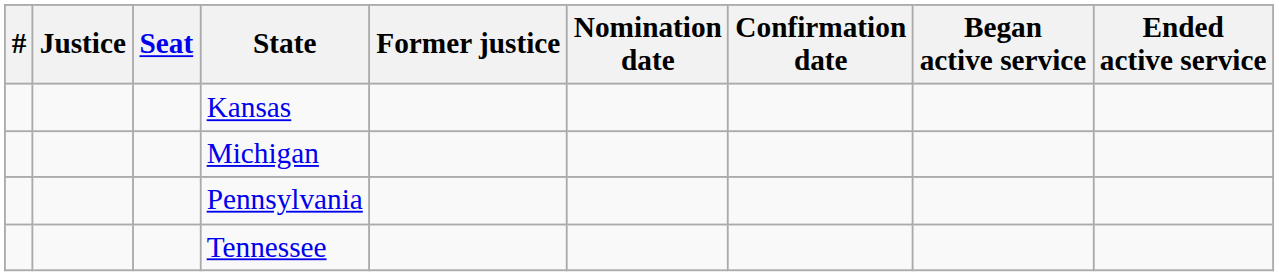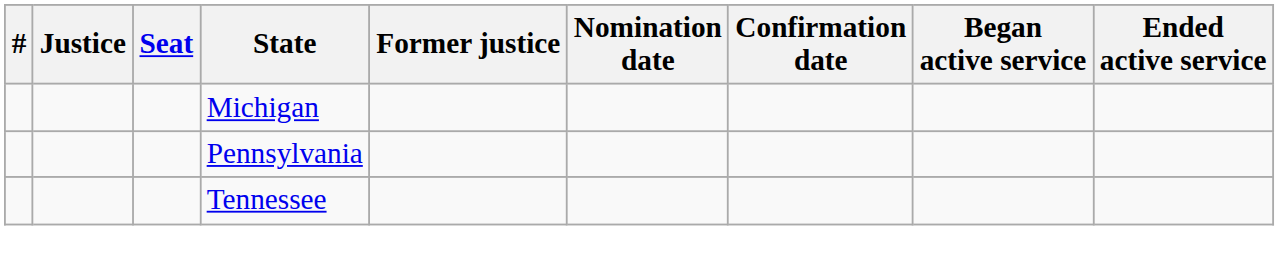- row: (249, 107)
